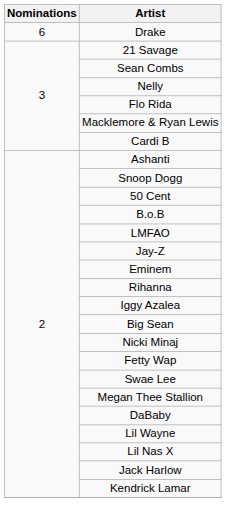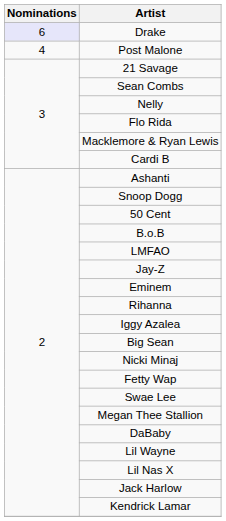(42, 31) no background -> (42, 31) lavender background
+ row: (150, 50)
